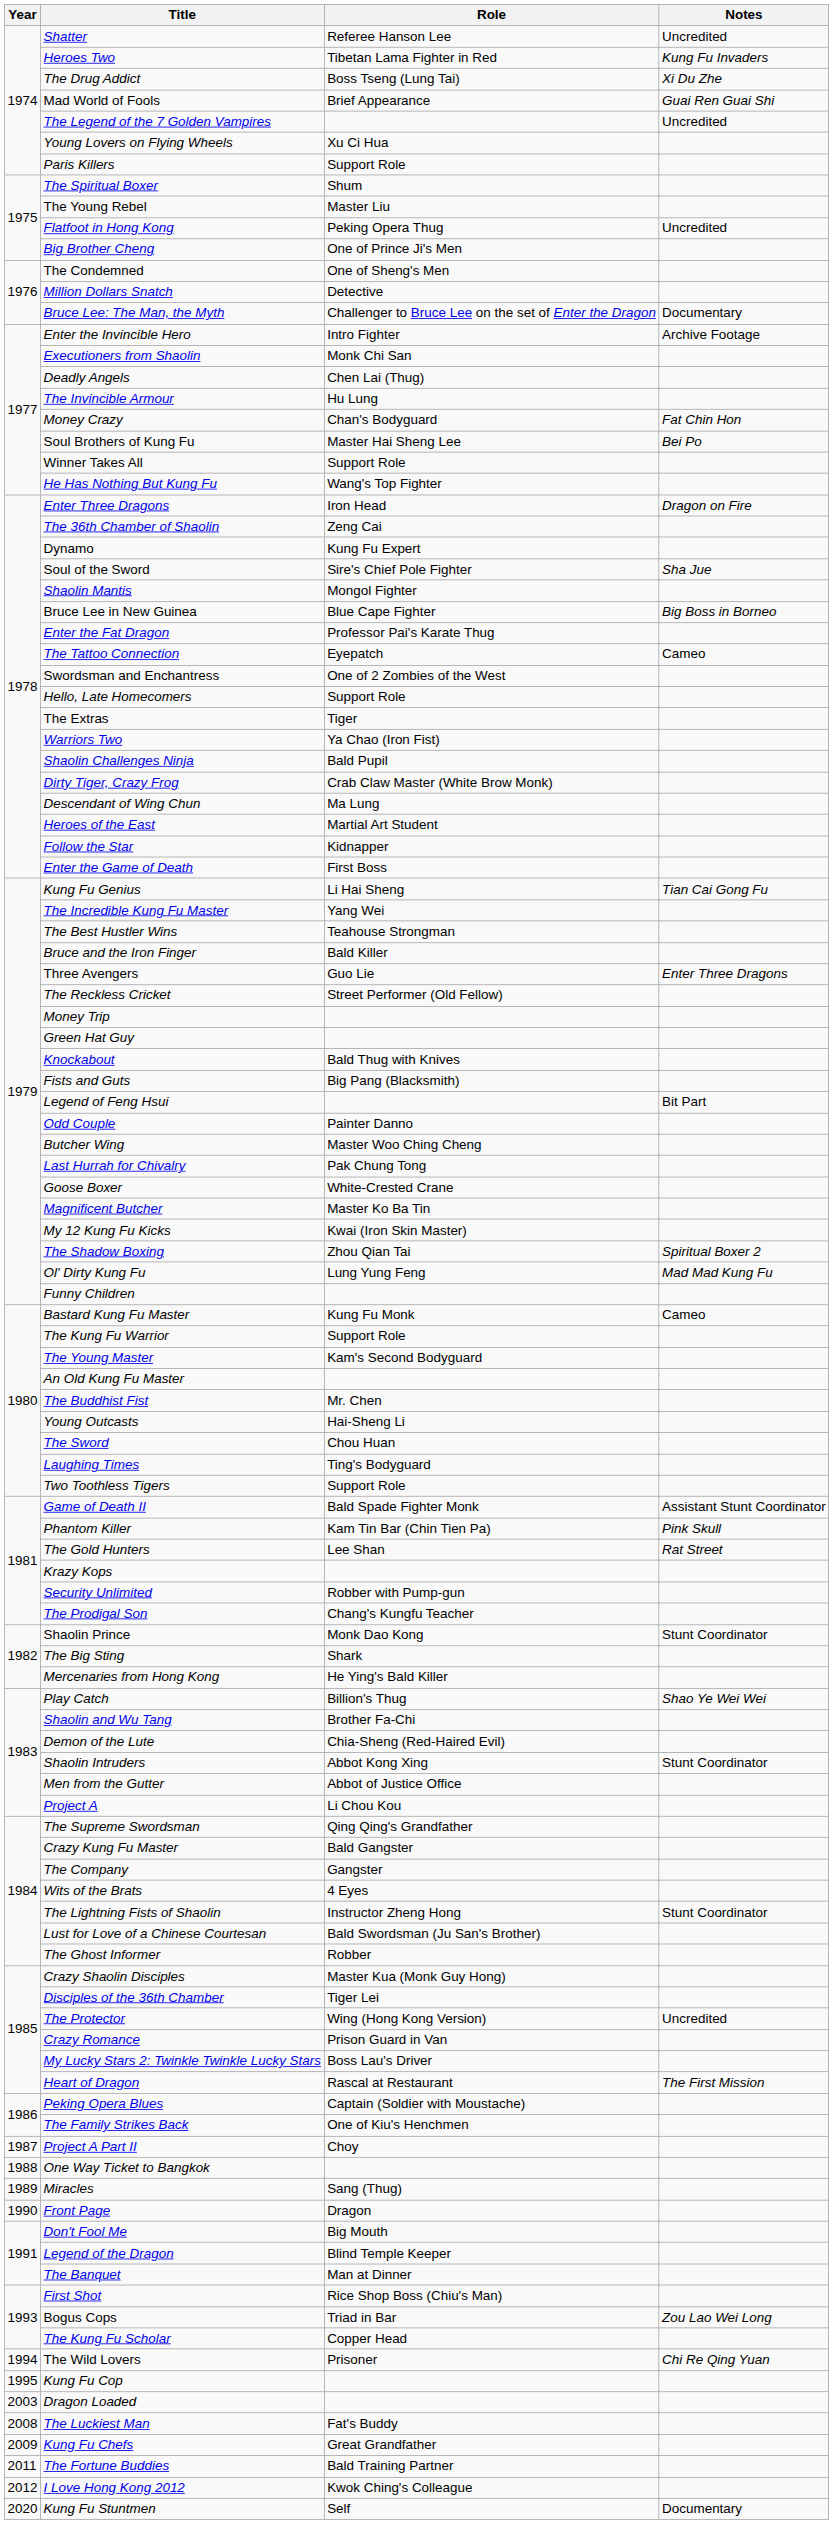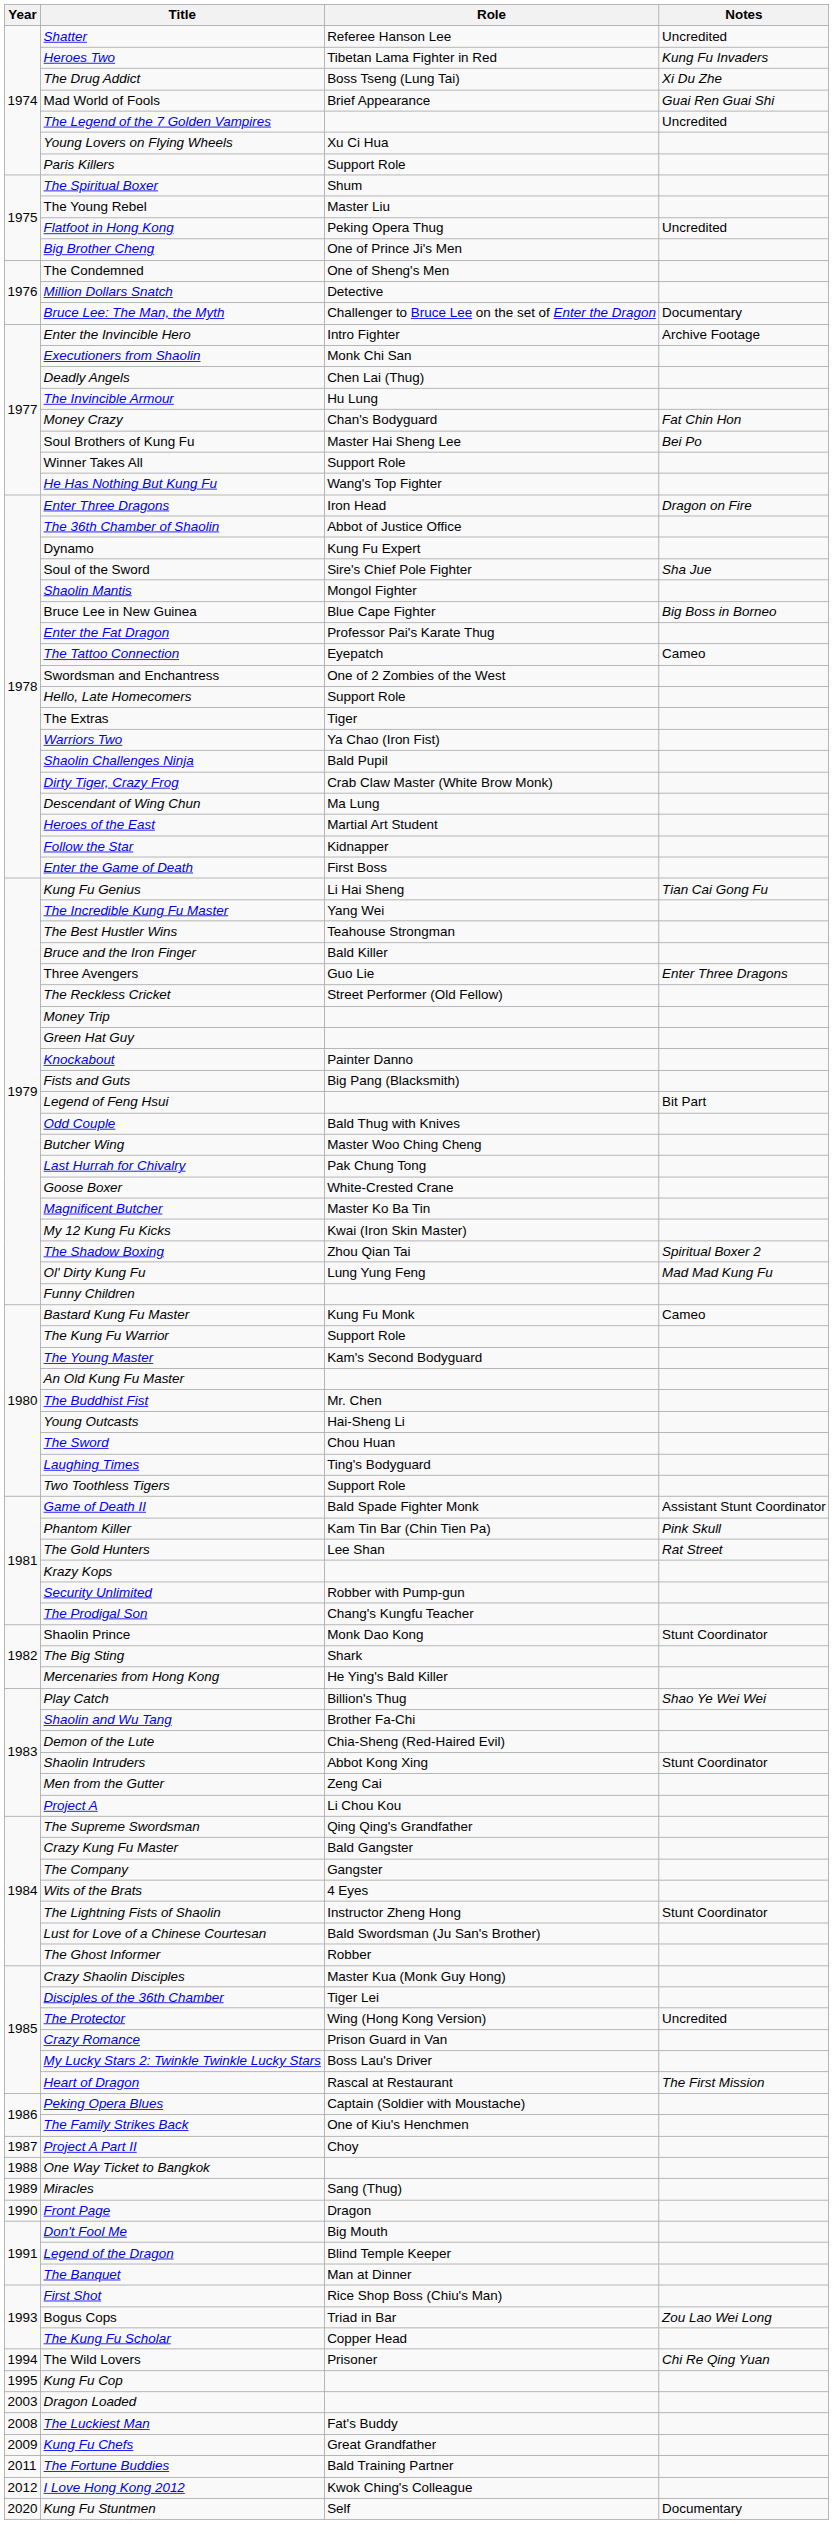(354, 526) Zeng Cai -> (394, 526) Abbot of Justice Office
(394, 1059) Bald Thug with Knives -> (370, 1059) Painter Danno
(370, 1123) Painter Danno -> (394, 1123) Bald Thug with Knives
(394, 1784) Abbot of Justice Office -> (354, 1784) Zeng Cai
